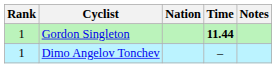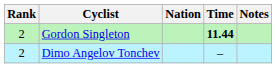(22, 33) 1 -> (22, 33) 2
(22, 53) 1 -> (22, 53) 2
